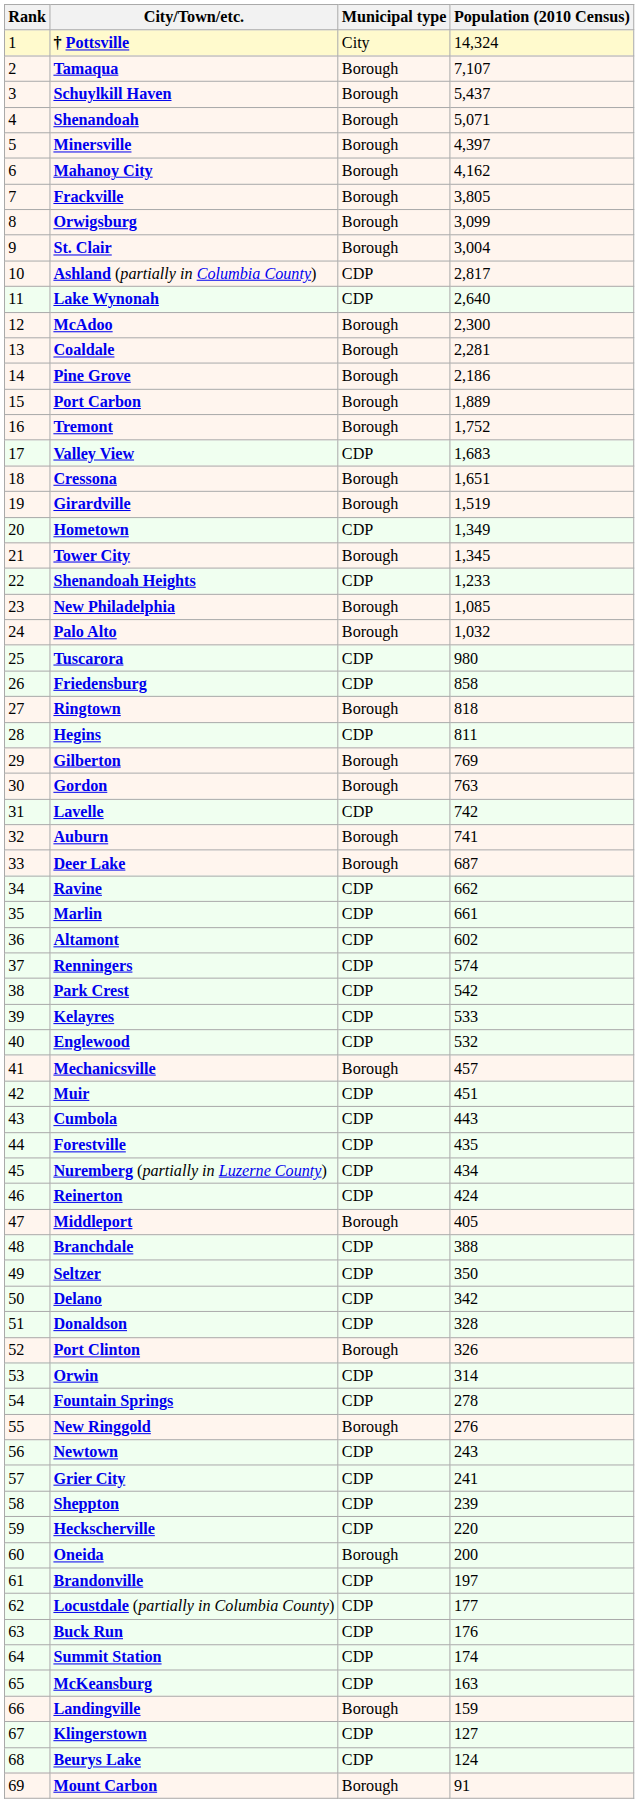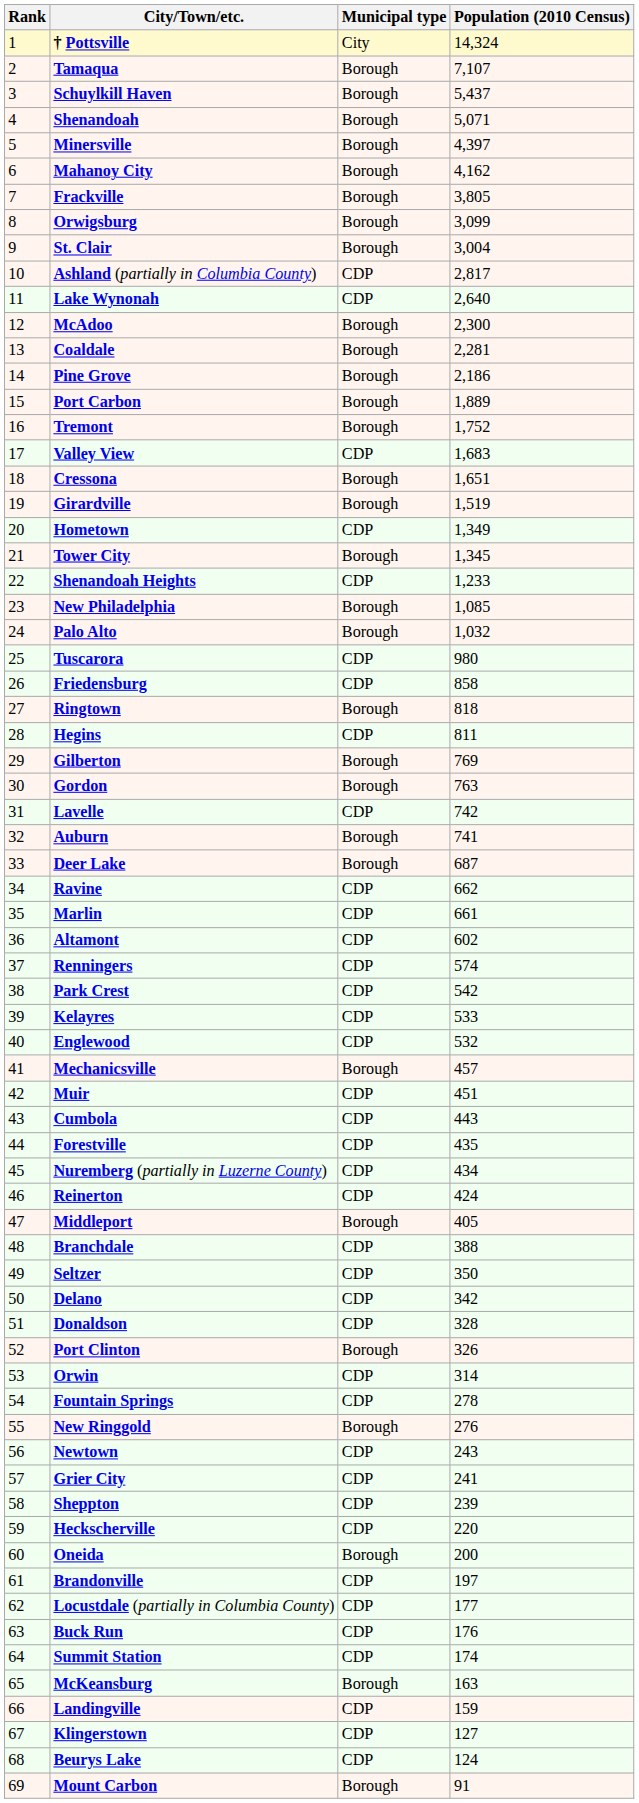(358, 1683) CDP -> (370, 1683) Borough
(370, 1708) Borough -> (358, 1708) CDP
